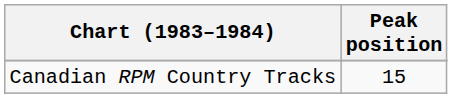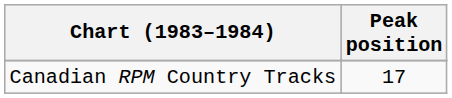(394, 77) 15 -> (394, 77) 17
